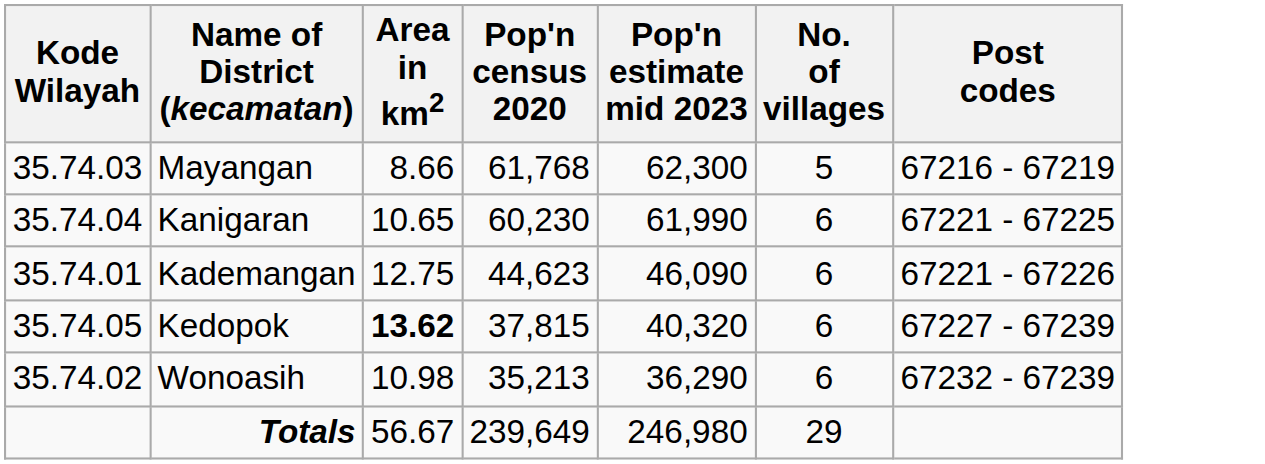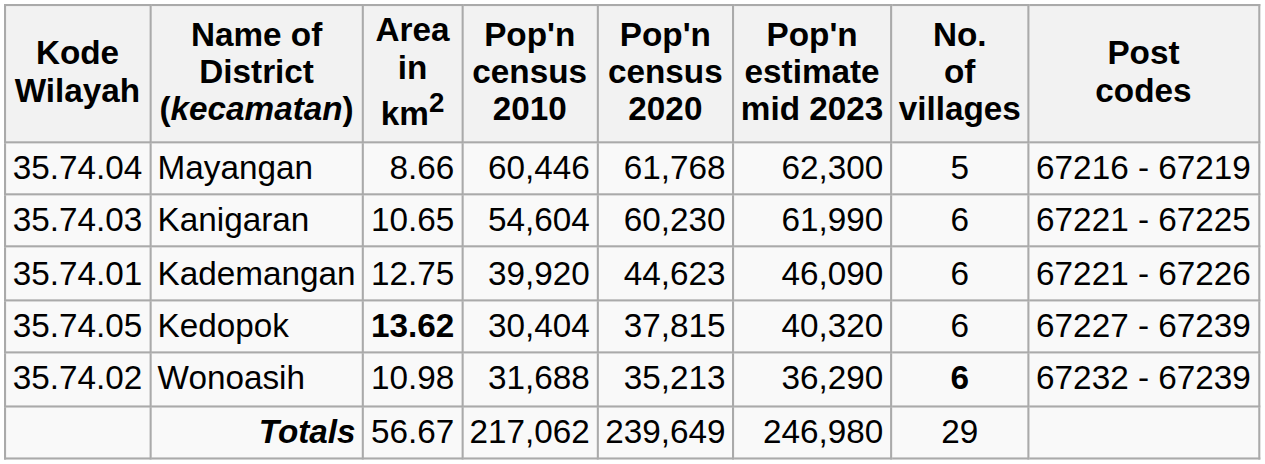+ column: (530, 72)
(77, 167) 35.74.03 -> (77, 167) 35.74.04
(77, 220) 35.74.04 -> (77, 220) 35.74.03
(824, 378) normal -> (960, 378) bold
